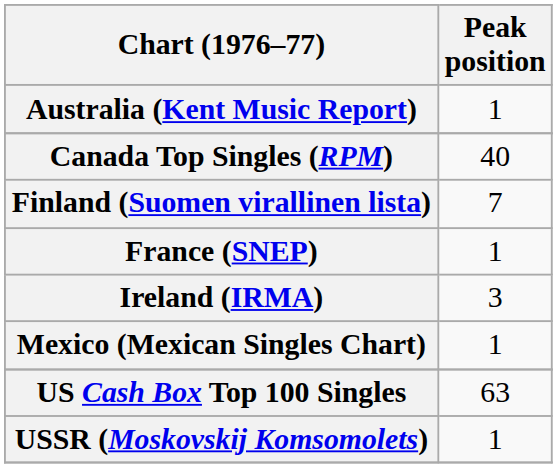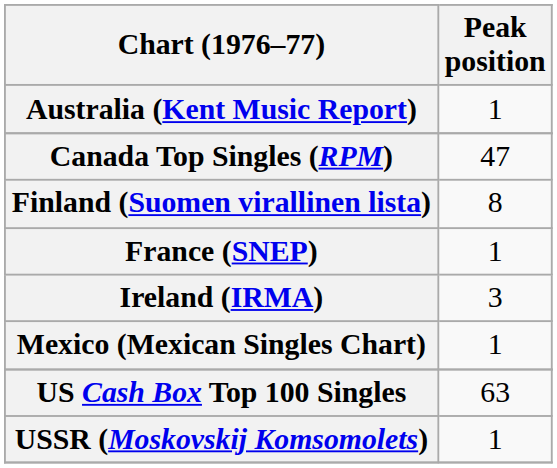(495, 155) 40 -> (495, 155) 47
(495, 203) 7 -> (495, 203) 8
